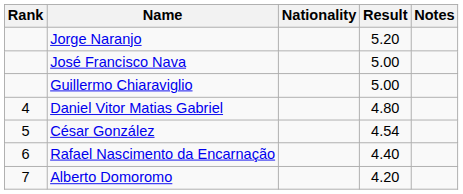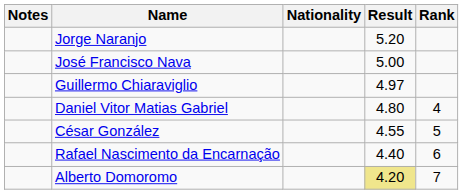columns swapped: (26, 16) <-> (434, 16)
(385, 85) 5.00 -> (390, 85) 4.97
(385, 131) 4.54 -> (390, 131) 4.55
(385, 177) no background -> (390, 177) khaki background
